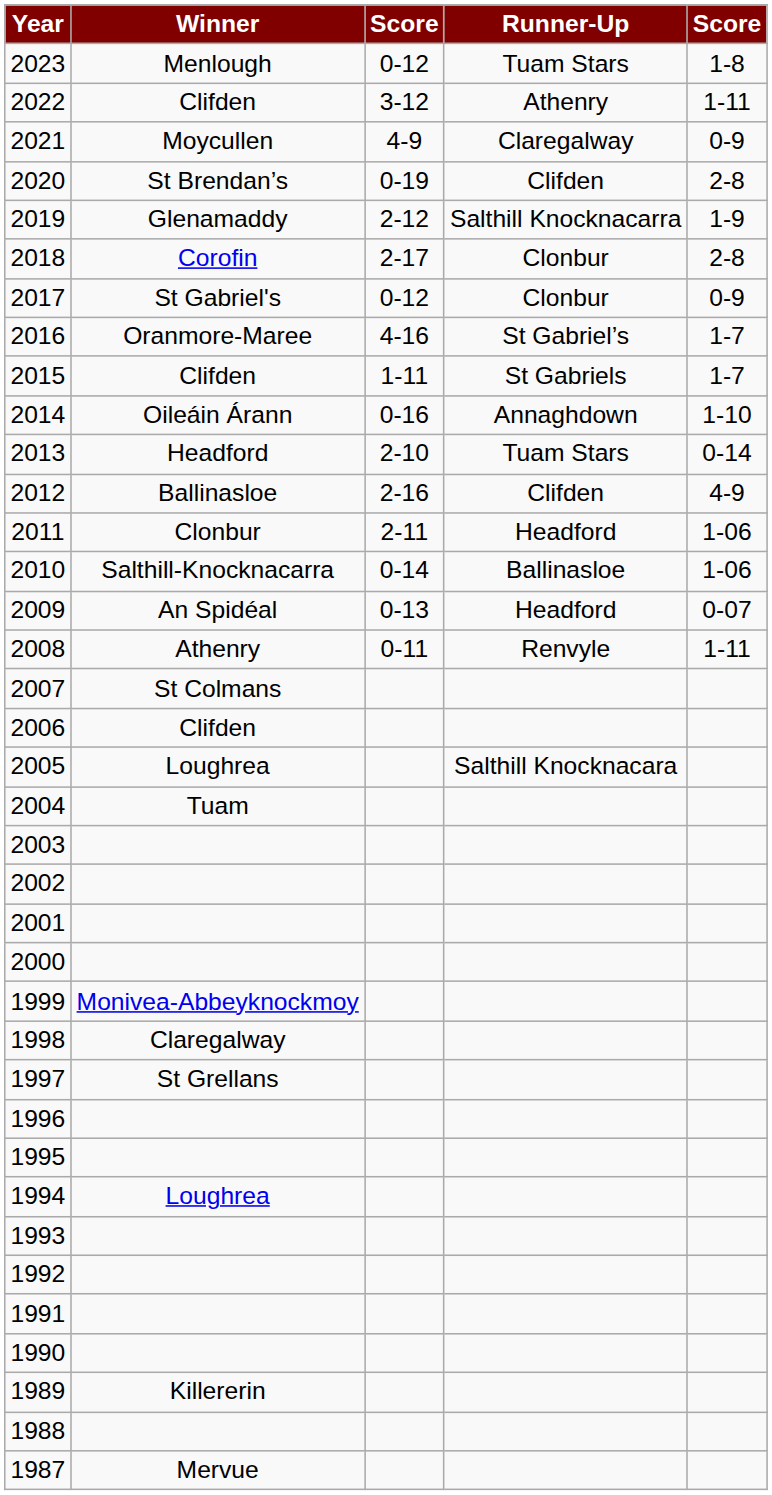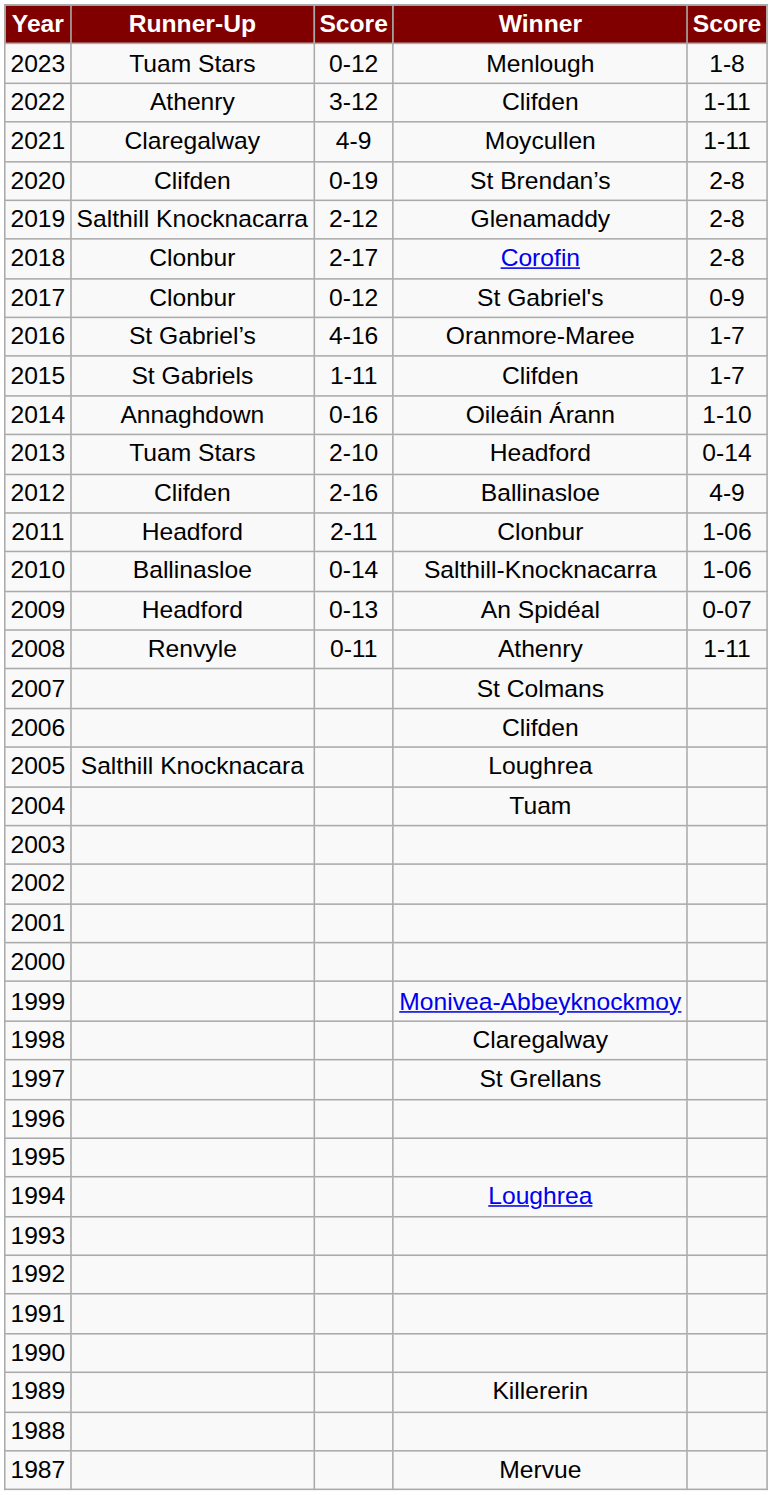columns swapped: (218, 24) <-> (566, 24)
(727, 141) 0-9 -> (727, 141) 1-11
(727, 219) 1-9 -> (727, 219) 2-8
